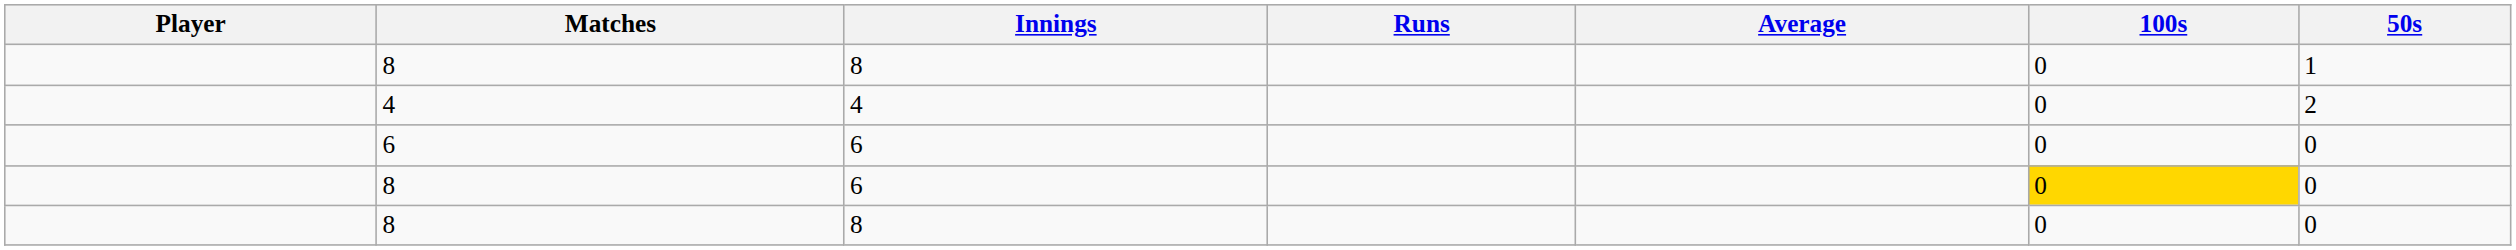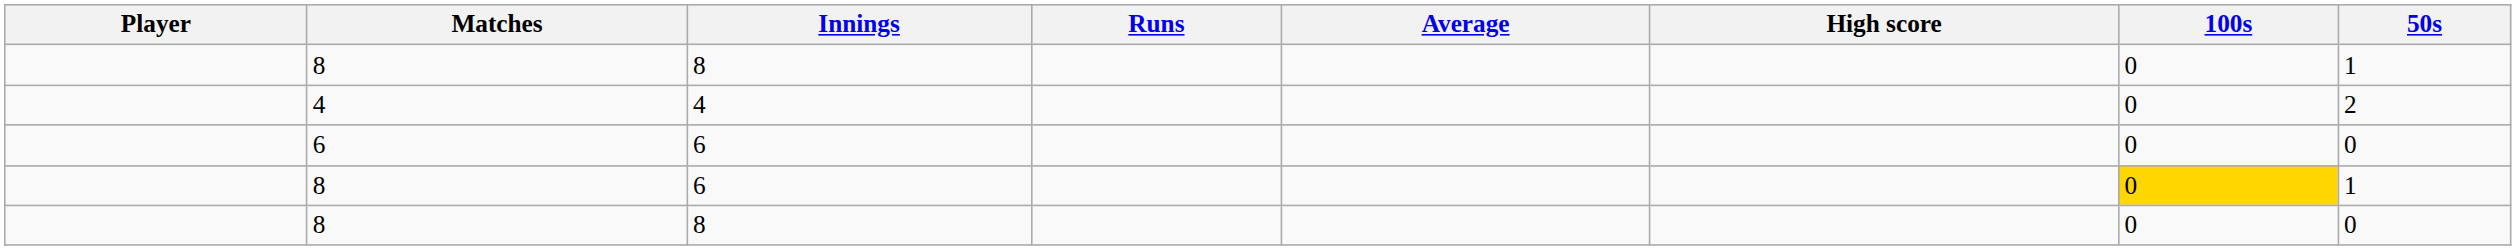+ column: (1884, 24)
(2311, 184) 0 -> (2350, 184) 1
